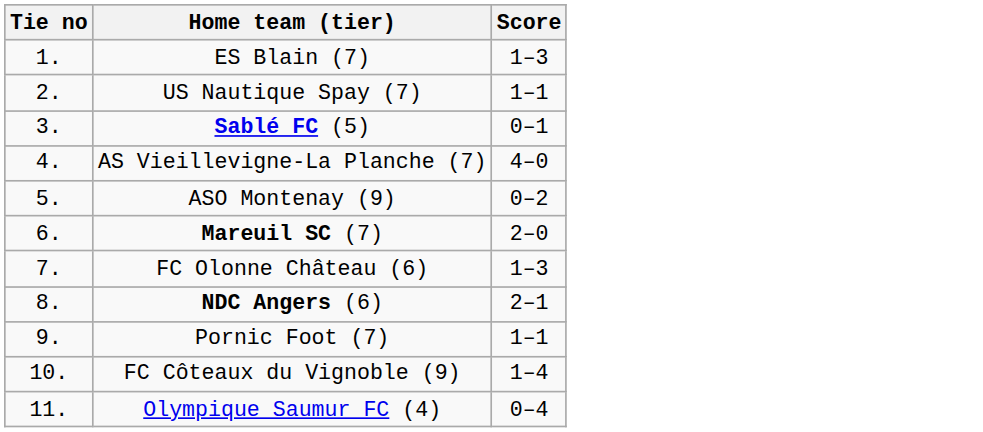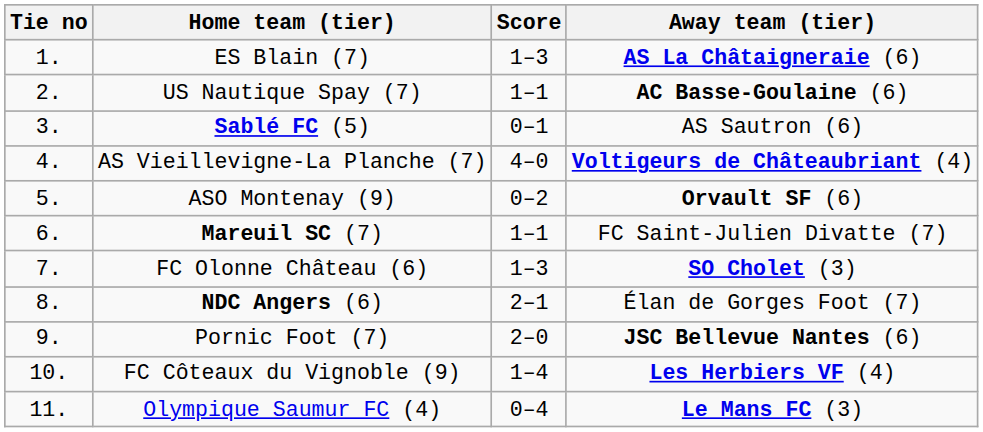+ column: (773, 22)
(529, 233) 2–0 -> (529, 233) 1–1
(529, 339) 1–1 -> (529, 339) 2–0
